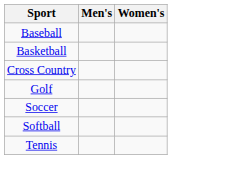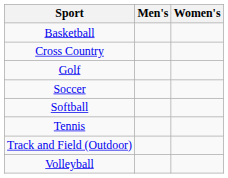- row: (41, 32)
+ row: (70, 145)
+ row: (70, 164)
